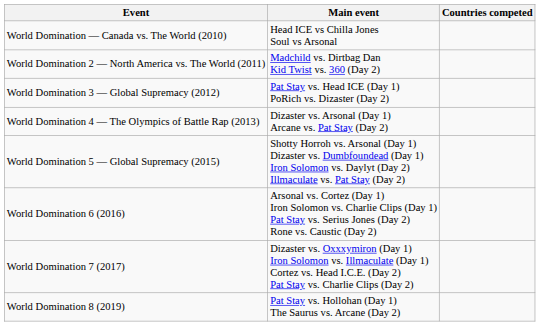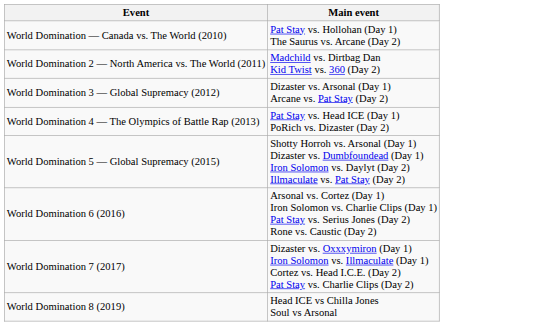- column: (487, 12)
(324, 35) Head ICE vs Chilla Jones Soul vs Arsonal -> (335, 35) Pat Stay vs. Hollohan (Day 1) The Saurus vs. Arcane (Day 2)
(335, 92) Pat Stay vs. Head ICE (Day 1) PoRich vs. Dizaster (Day 2) -> (330, 92) Dizaster vs. Arsonal (Day 1) Arcane vs. Pat Stay (Day 2)
(330, 121) Dizaster vs. Arsonal (Day 1) Arcane vs. Pat Stay (Day 2) -> (335, 121) Pat Stay vs. Head ICE (Day 1) PoRich vs. Dizaster (Day 2)
(335, 307) Pat Stay vs. Hollohan (Day 1) The Saurus vs. Arcane (Day 2) -> (324, 307) Head ICE vs Chilla Jones Soul vs Arsonal
